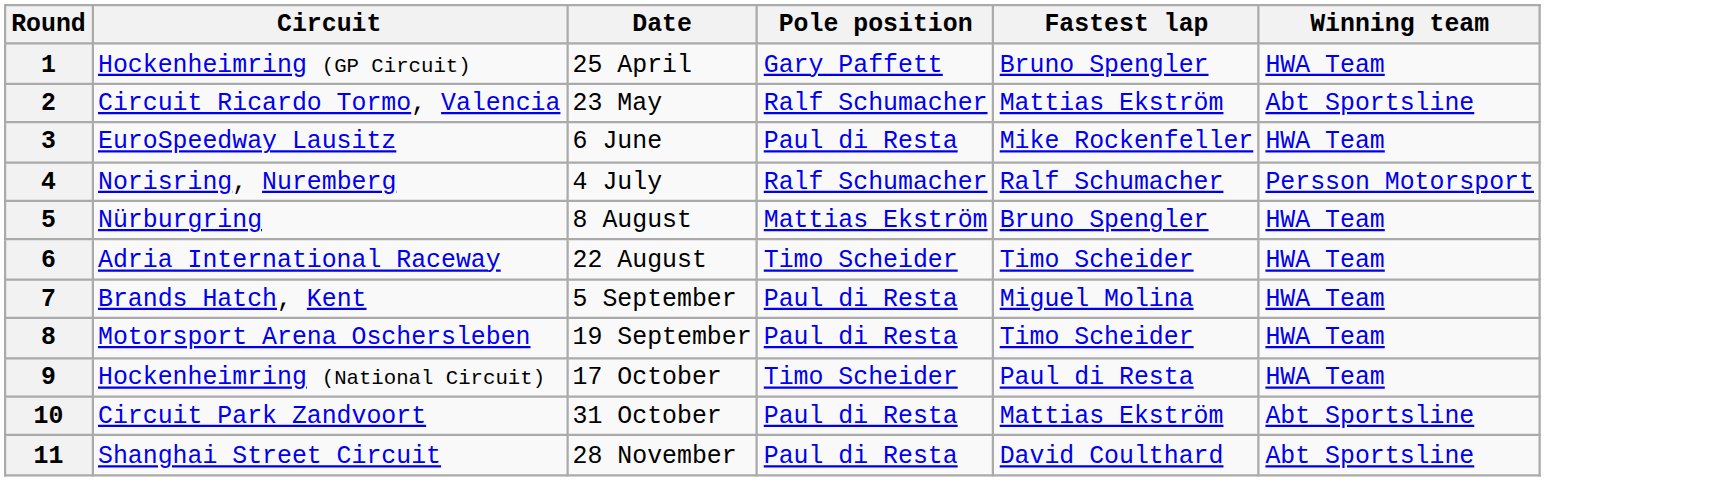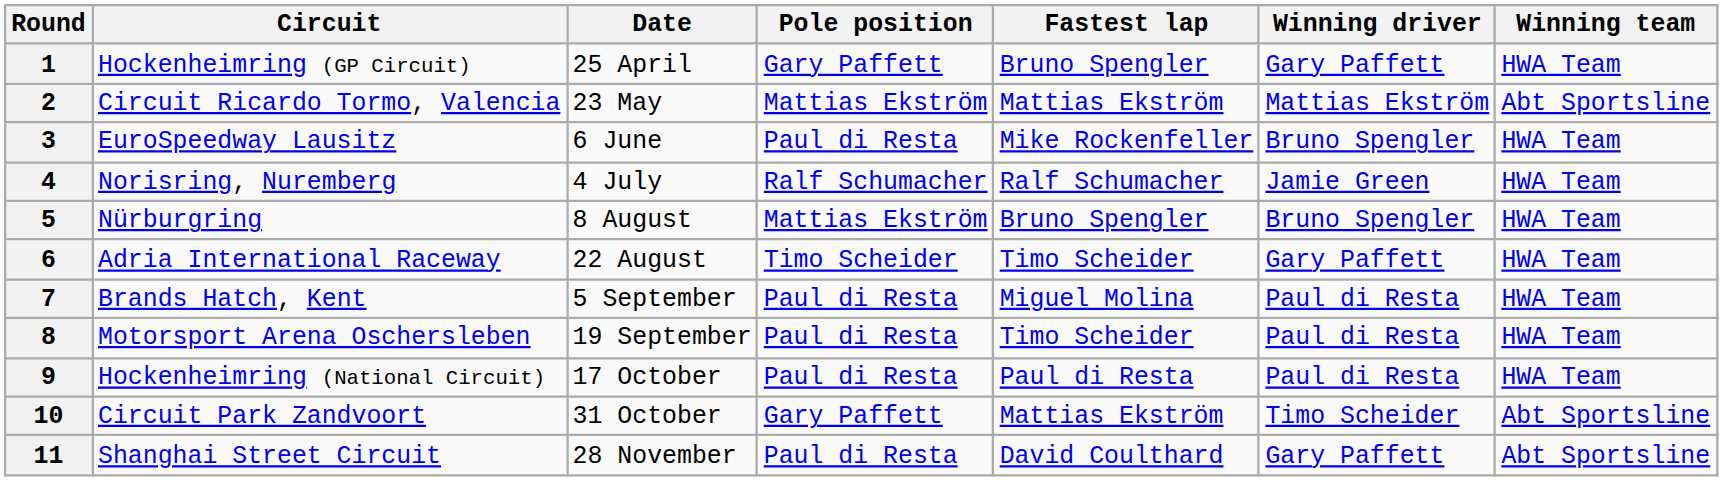+ column: (1377, 25)
(876, 103) Ralf Schumacher -> (876, 103) Mattias Ekström
(1400, 181) Persson Motorsport -> (1561, 181) HWA Team
(861, 377) Timo Scheider -> (861, 377) Paul di Resta
(861, 416) Paul di Resta -> (853, 416) Gary Paffett
